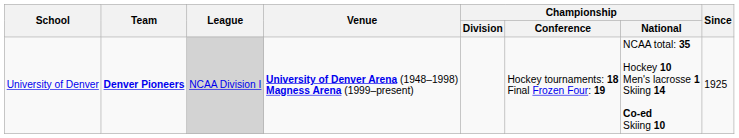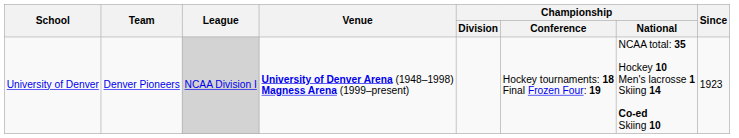(144, 85) bold -> (142, 85) normal
(716, 85) 1925 -> (711, 85) 1923
